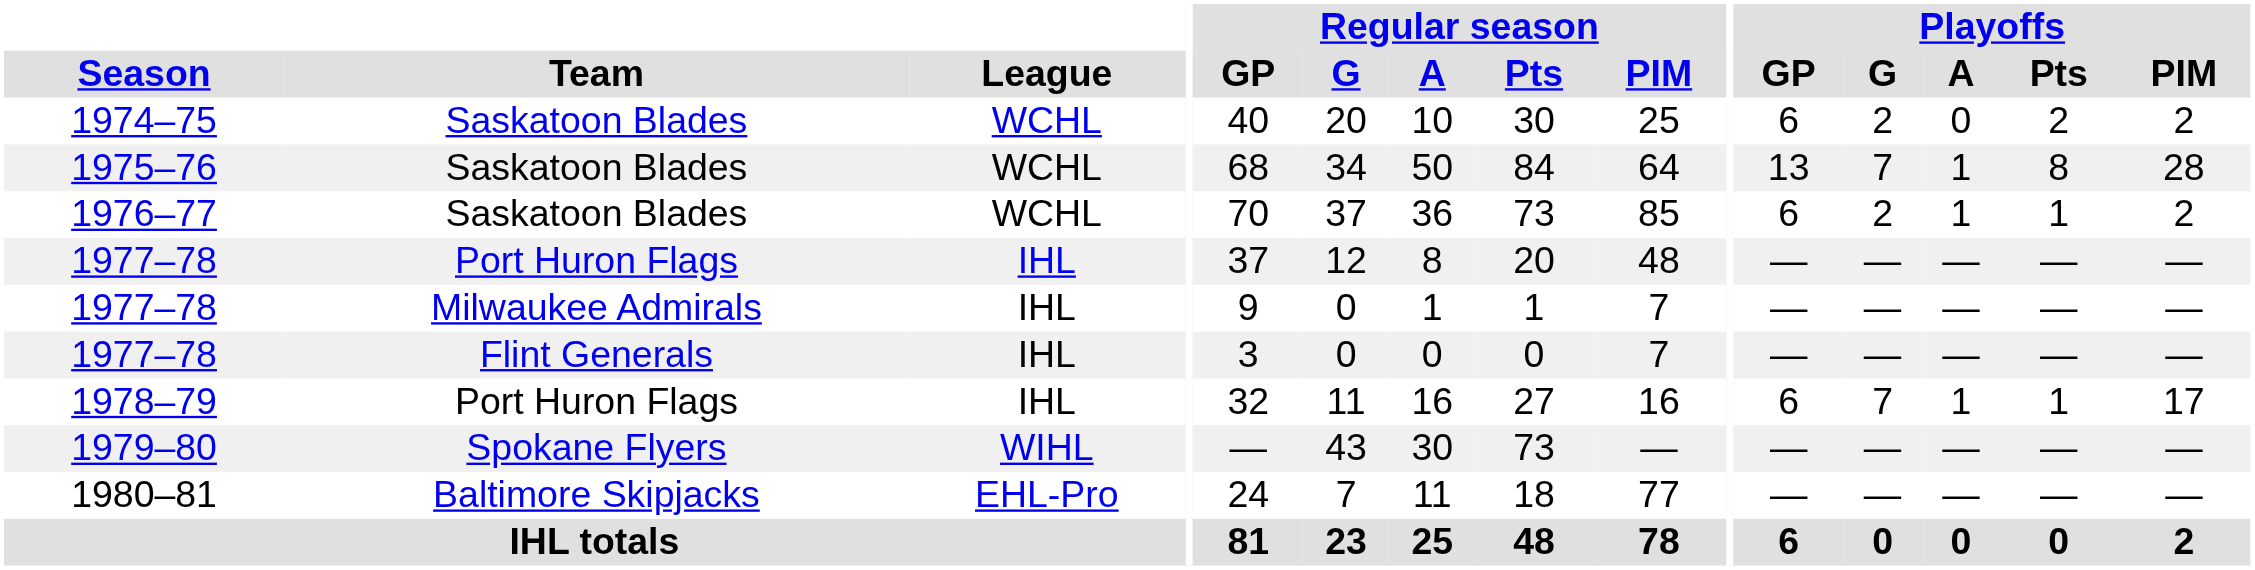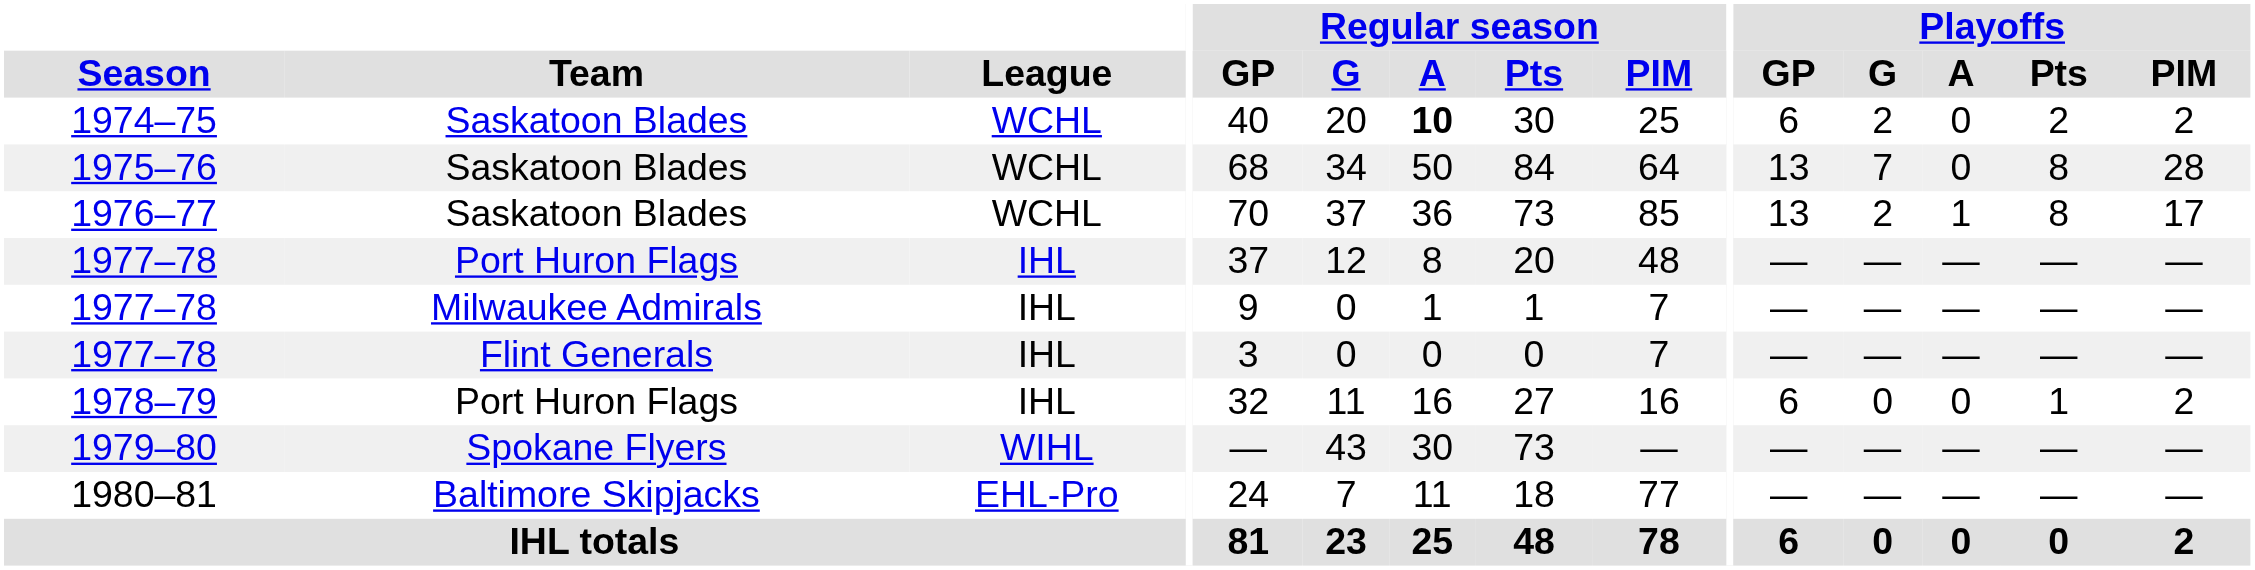(1432, 120) normal -> (1432, 120) bold
(1961, 167) 1 -> (1961, 167) 0
(1789, 213) 6 -> (1789, 213) 13
(2059, 213) 1 -> (2059, 213) 8
(2184, 213) 2 -> (2184, 213) 17
(1883, 401) 7 -> (1883, 401) 0
(1961, 401) 1 -> (1961, 401) 0
(2184, 401) 17 -> (2184, 401) 2
